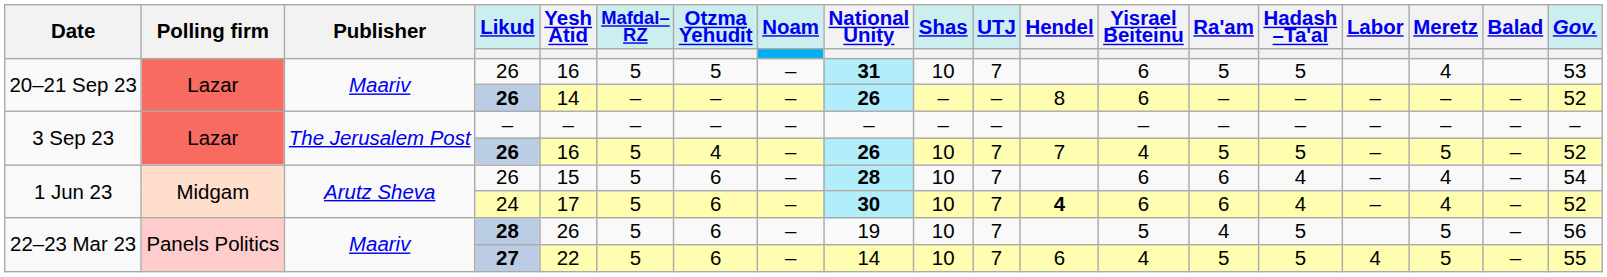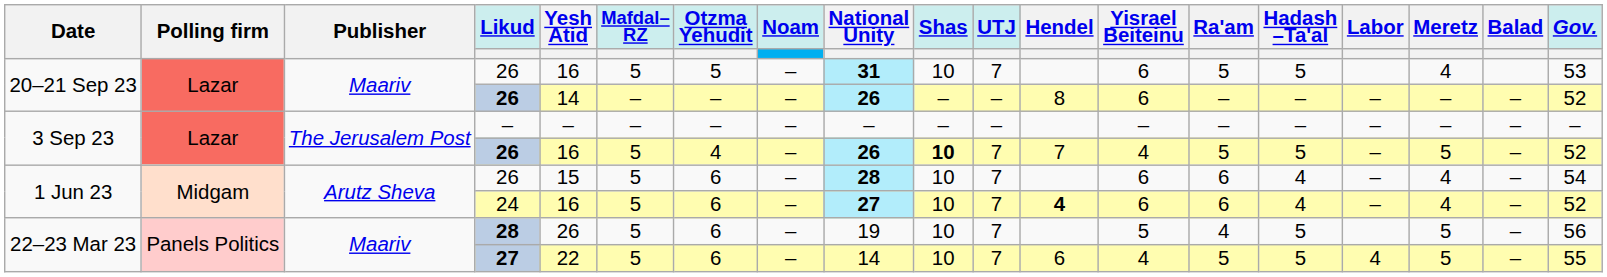(943, 152) normal -> (943, 152) bold
(568, 205) 17 -> (568, 205) 16
(869, 205) 30 -> (869, 205) 27
